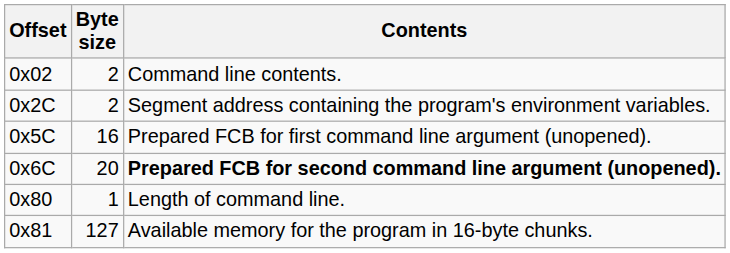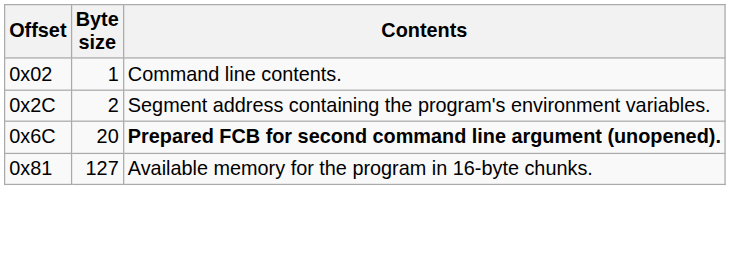(113, 74) 2 -> (113, 74) 1
- row: (32, 136)
- row: (31, 199)
